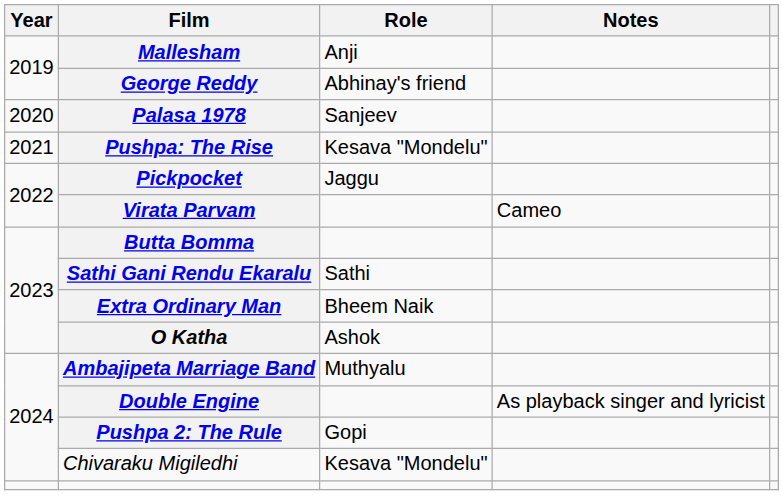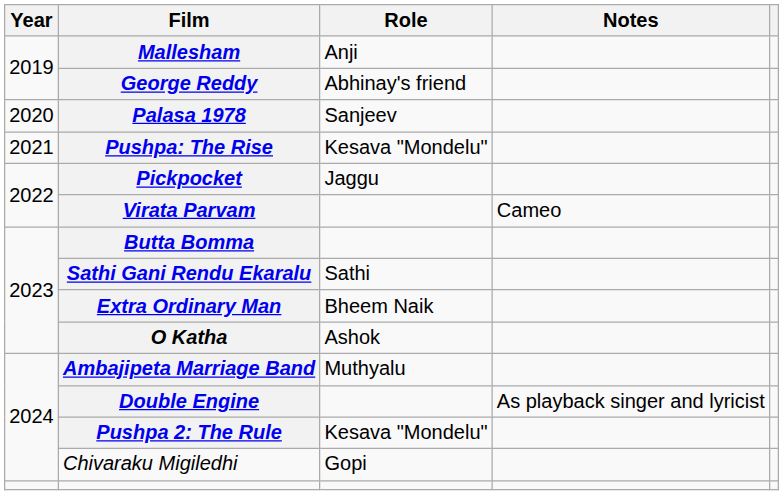(346, 432) Gopi -> (406, 432) Kesava "Mondelu"
(406, 464) Kesava "Mondelu" -> (346, 464) Gopi
